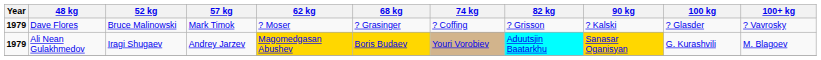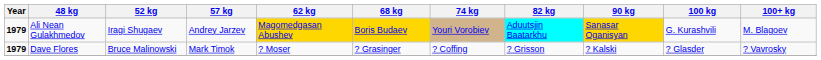rows swapped: (58, 44) <-> (54, 25)
